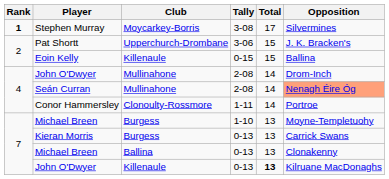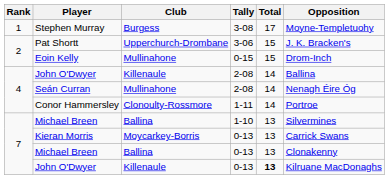(18, 27) bold -> (18, 27) normal
(161, 27) Moycarkey-Borris -> (141, 27) Burgess
(311, 27) Silvermines -> (330, 27) Moyne-Templetuohy
(145, 58) Killenaule -> (150, 58) Mullinahone
(300, 58) Ballina -> (309, 58) Drom-Inch
(150, 74) Mullinahone -> (145, 74) Killenaule
(309, 74) Drom-Inch -> (300, 74) Ballina
(321, 89) lightsalmon background -> (321, 89) no background
(141, 120) Burgess -> (138, 120) Ballina
(330, 120) Moyne-Templetuohy -> (311, 120) Silvermines
(141, 136) Burgess -> (161, 136) Moycarkey-Borris
